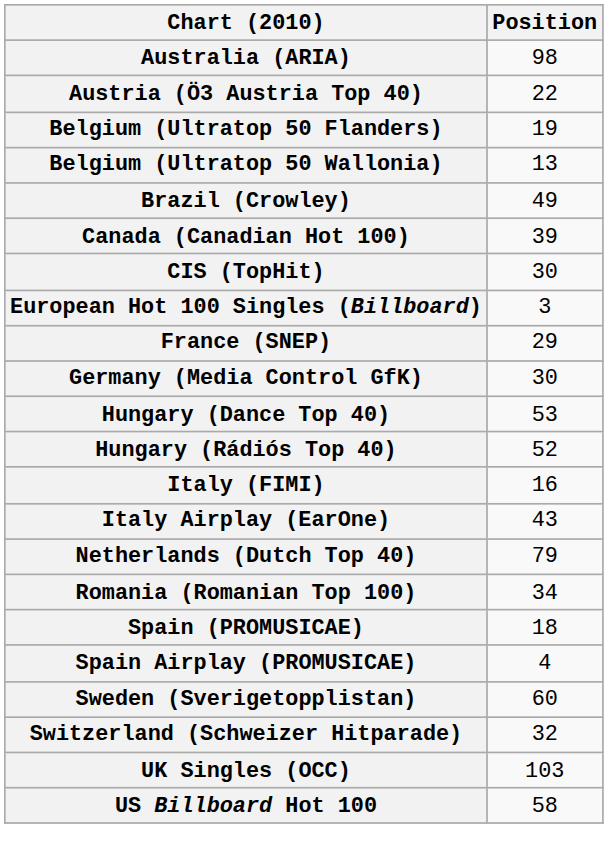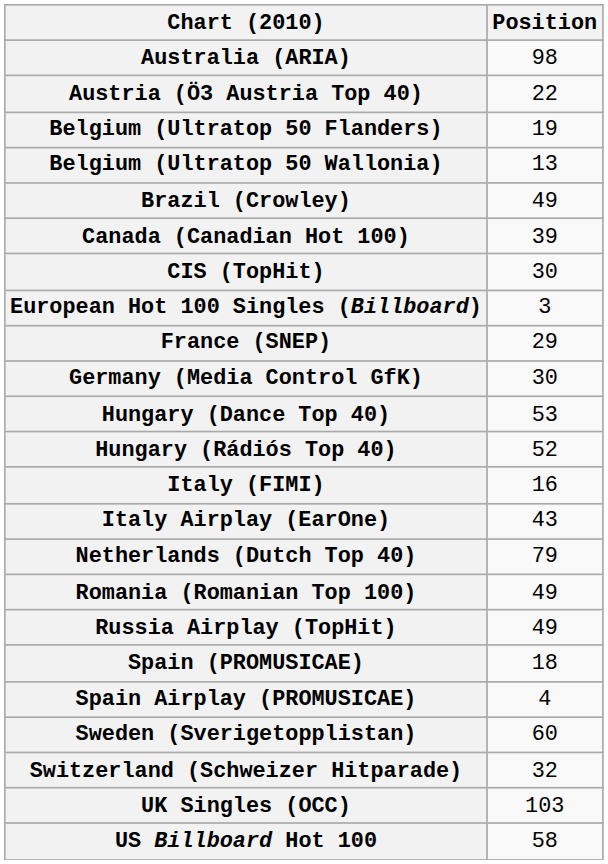(545, 592) 34 -> (545, 592) 49
+ row: (246, 628)
